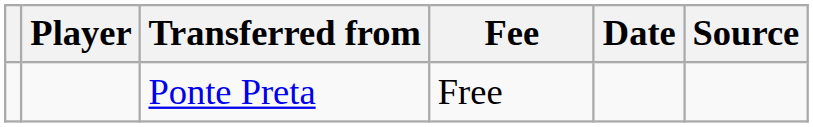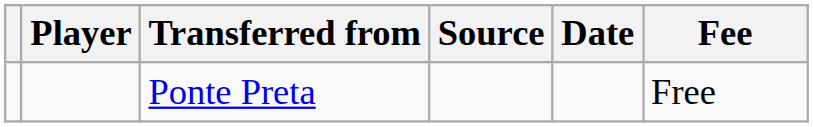columns swapped: (512, 33) <-> (746, 33)
